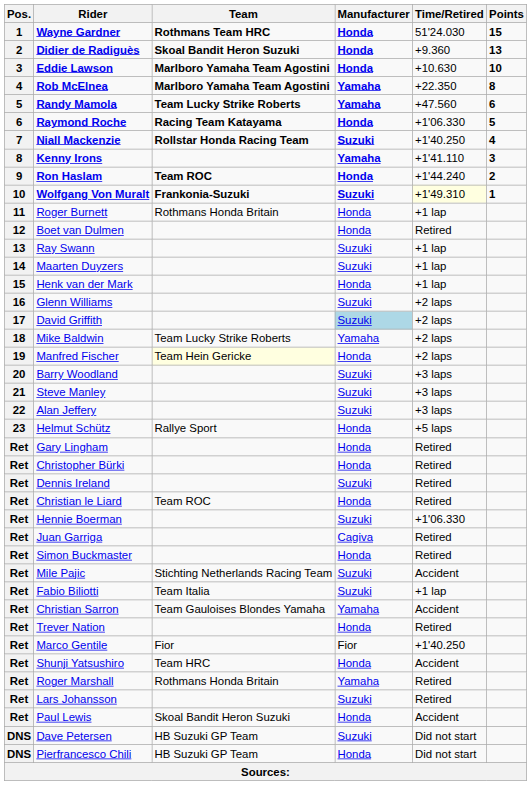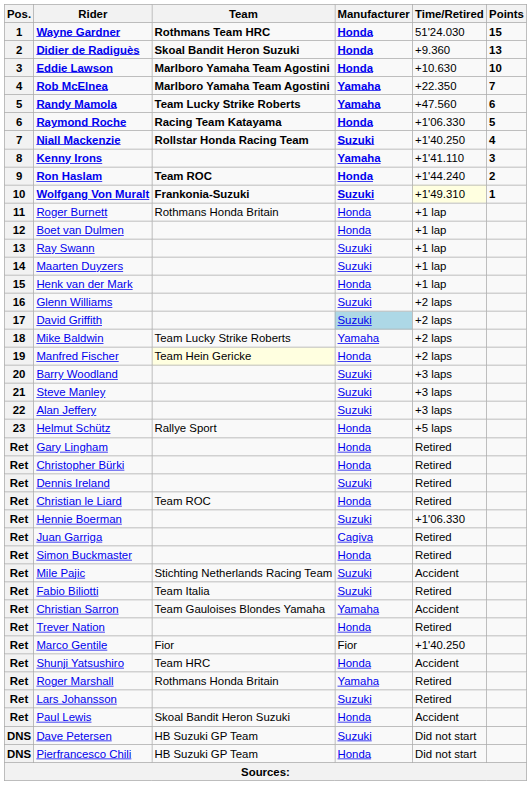(492, 86) 8 -> (492, 86) 7
(433, 230) Retired -> (431, 230) +1 lap
(431, 591) +1 lap -> (433, 591) Retired
